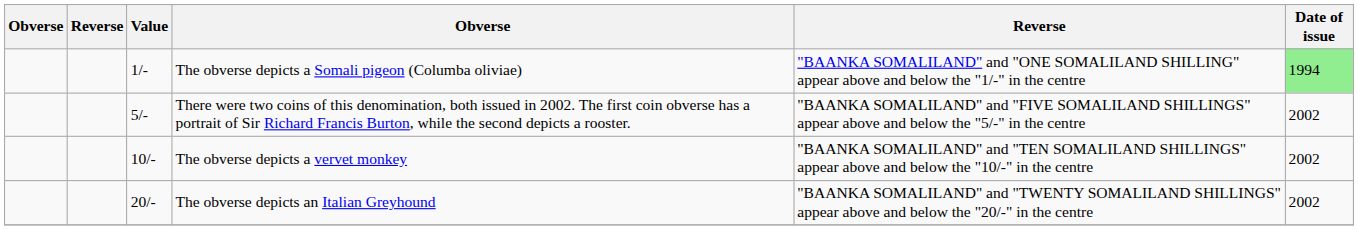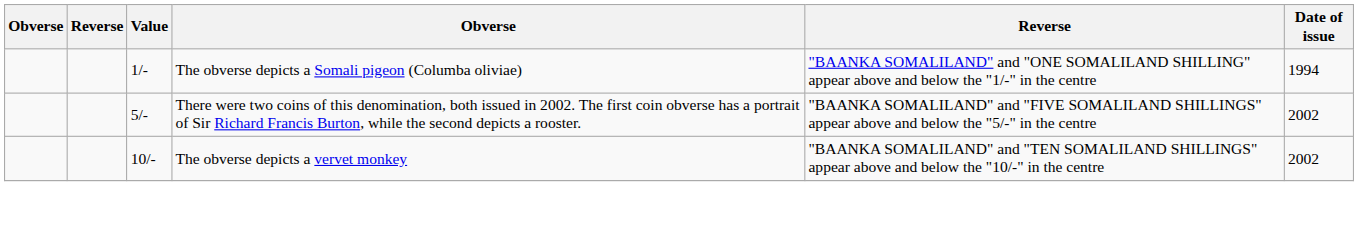(1304, 70) lightgreen background -> (1304, 70) no background
- row: (306, 202)
